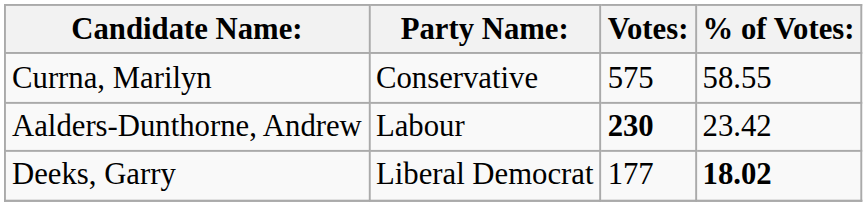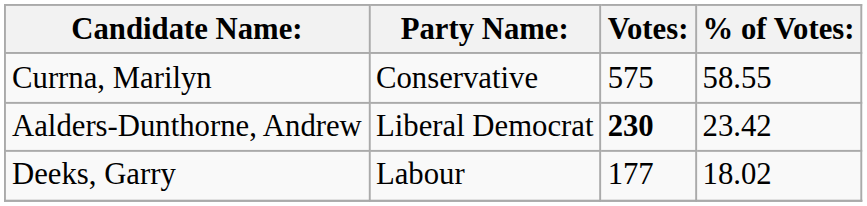(420, 126) Labour -> (485, 126) Liberal Democrat
(485, 175) Liberal Democrat -> (420, 175) Labour
(737, 175) bold -> (737, 175) normal
